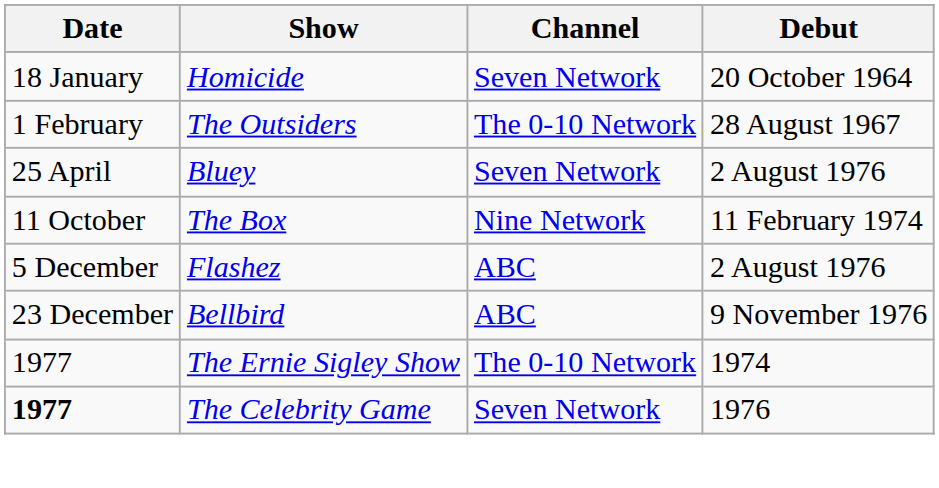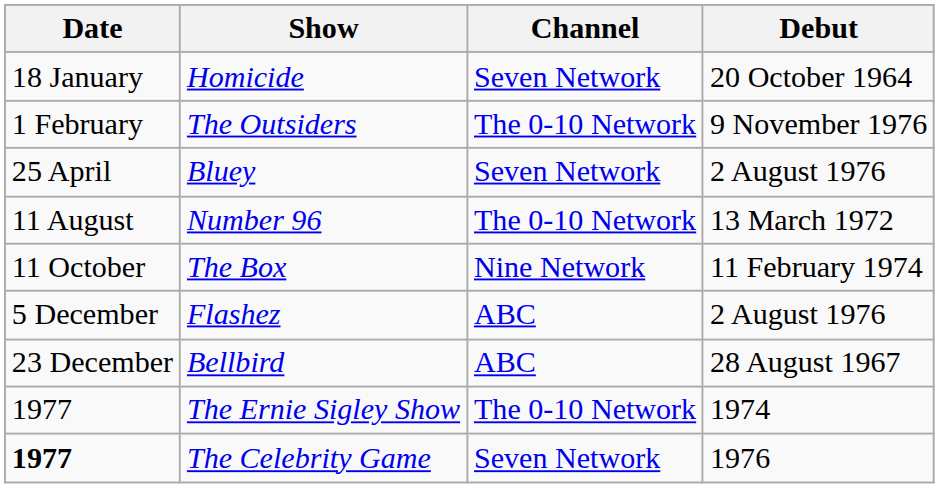(805, 123) 28 August 1967 -> (819, 123) 9 November 1976
+ row: (254, 219)
(819, 314) 9 November 1976 -> (805, 362) 28 August 1967
